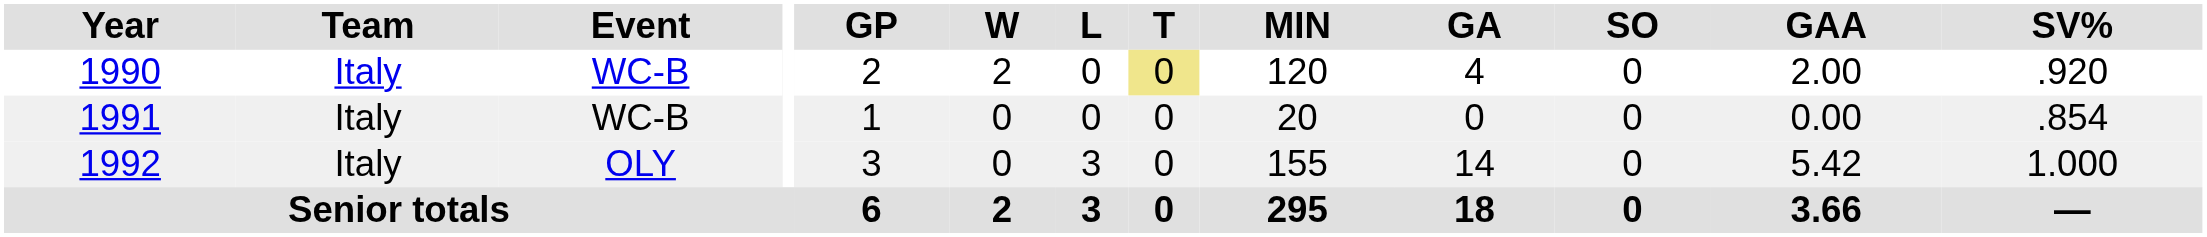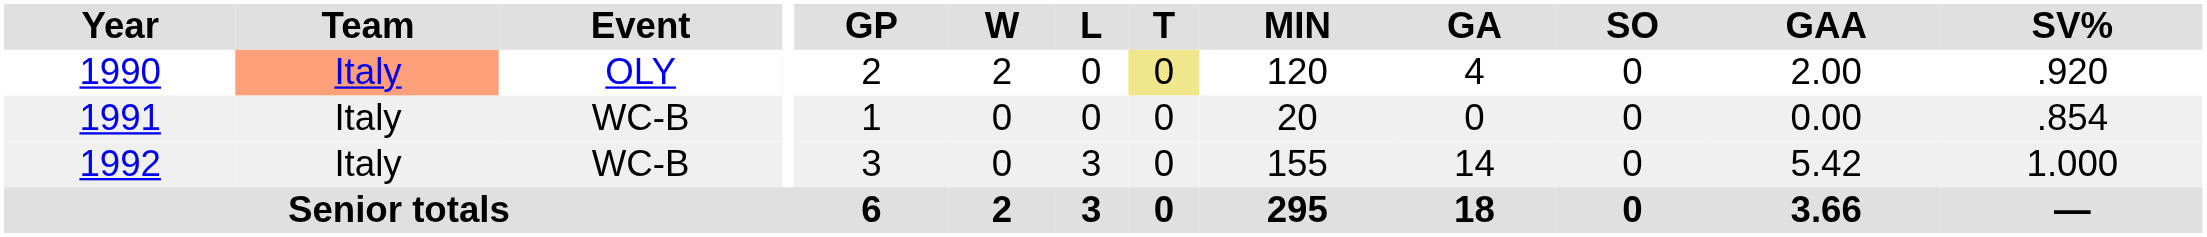(368, 72) no background -> (368, 72) lightsalmon background
(641, 72) WC-B -> (641, 72) OLY
(641, 163) OLY -> (641, 163) WC-B
